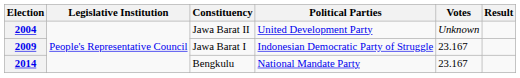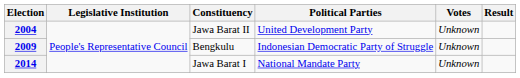(219, 47) Jawa Barat I -> (213, 47) Bengkulu
(453, 47) 23.167 -> (459, 47) Unknown
(213, 64) Bengkulu -> (219, 64) Jawa Barat I
(453, 64) 23.167 -> (459, 64) Unknown
